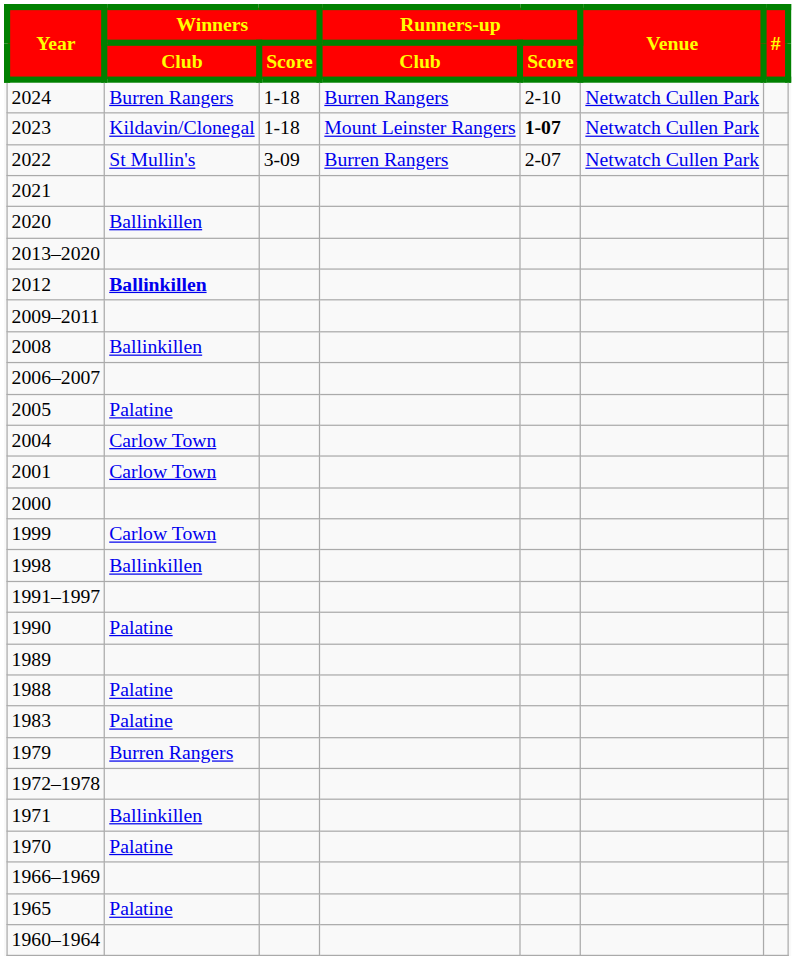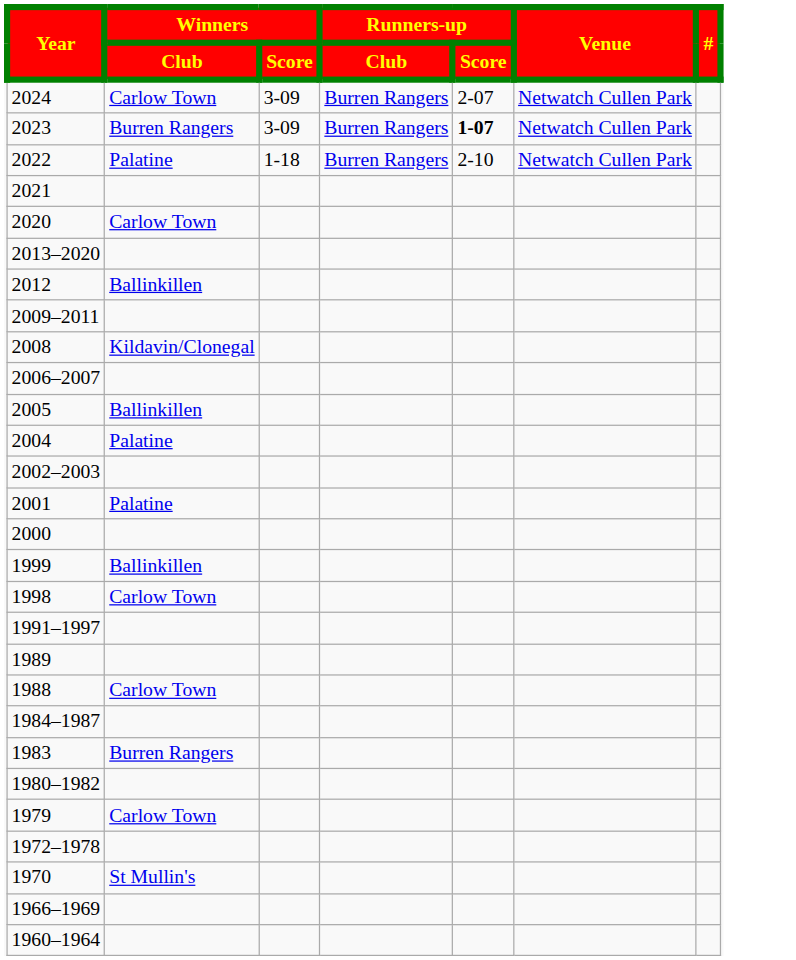(171, 97) Burren Rangers -> (163, 97) Carlow Town
(282, 97) 1-18 -> (282, 97) 3-09
(543, 97) 2-10 -> (476, 97) 2-07
(182, 128) Kildavin/Clonegal -> (171, 128) Burren Rangers
(282, 128) 1-18 -> (282, 128) 3-09
(420, 128) Mount Leinster Rangers -> (386, 128) Burren Rangers
(152, 159) St Mullin's -> (141, 159) Palatine
(282, 159) 3-09 -> (282, 159) 1-18
(543, 159) 2-07 -> (476, 159) 2-10
(156, 222) Ballinkillen -> (163, 222) Carlow Town
(158, 284) bold -> (156, 284) normal
(156, 346) Ballinkillen -> (182, 346) Kildavin/Clonegal
(141, 409) Palatine -> (156, 409) Ballinkillen
(163, 440) Carlow Town -> (141, 440) Palatine
+ row: (56, 471)
(163, 471) Carlow Town -> (141, 503) Palatine
(163, 534) Carlow Town -> (156, 565) Ballinkillen
(156, 565) Ballinkillen -> (163, 596) Carlow Town
- row: (31, 627)
(141, 690) Palatine -> (163, 690) Carlow Town
+ row: (56, 721)
(141, 721) Palatine -> (171, 752) Burren Rangers
+ row: (56, 783)
(171, 752) Burren Rangers -> (163, 815) Carlow Town
- row: (31, 815)
(141, 846) Palatine -> (152, 877) St Mullin's
- row: (31, 908)
